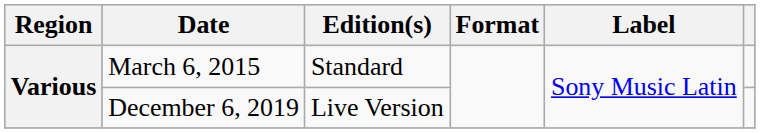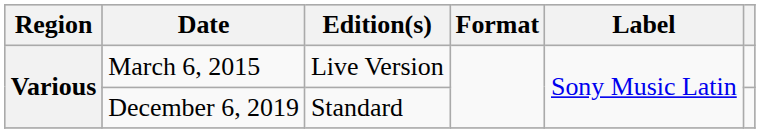(357, 66) Standard -> (377, 66) Live Version
(377, 107) Live Version -> (357, 107) Standard
